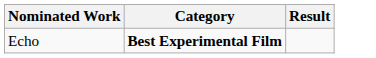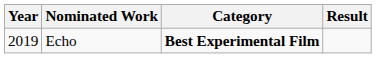+ column: (23, 16)
